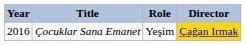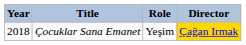(18, 31) 2016 -> (18, 31) 2018
